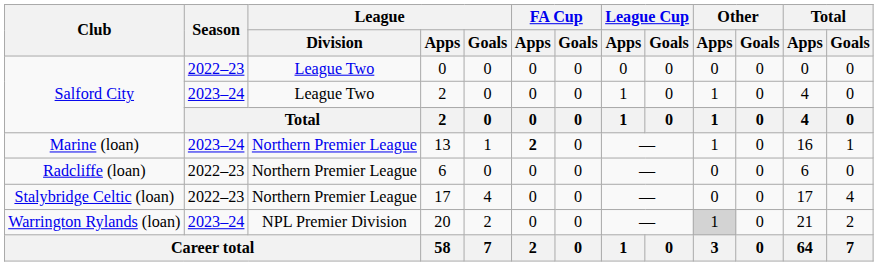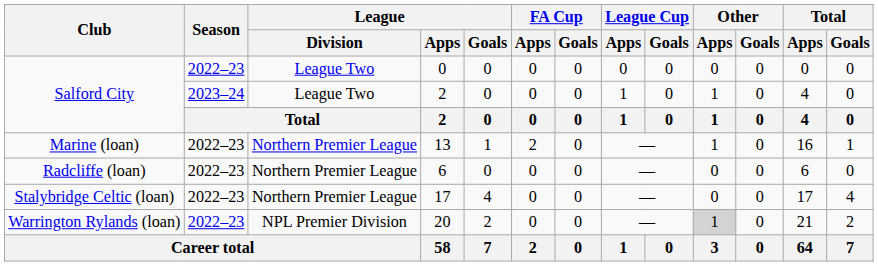(216, 145) 2023–24 -> (216, 145) 2022–23
(533, 145) bold -> (533, 145) normal
(216, 222) 2023–24 -> (216, 222) 2022–23
